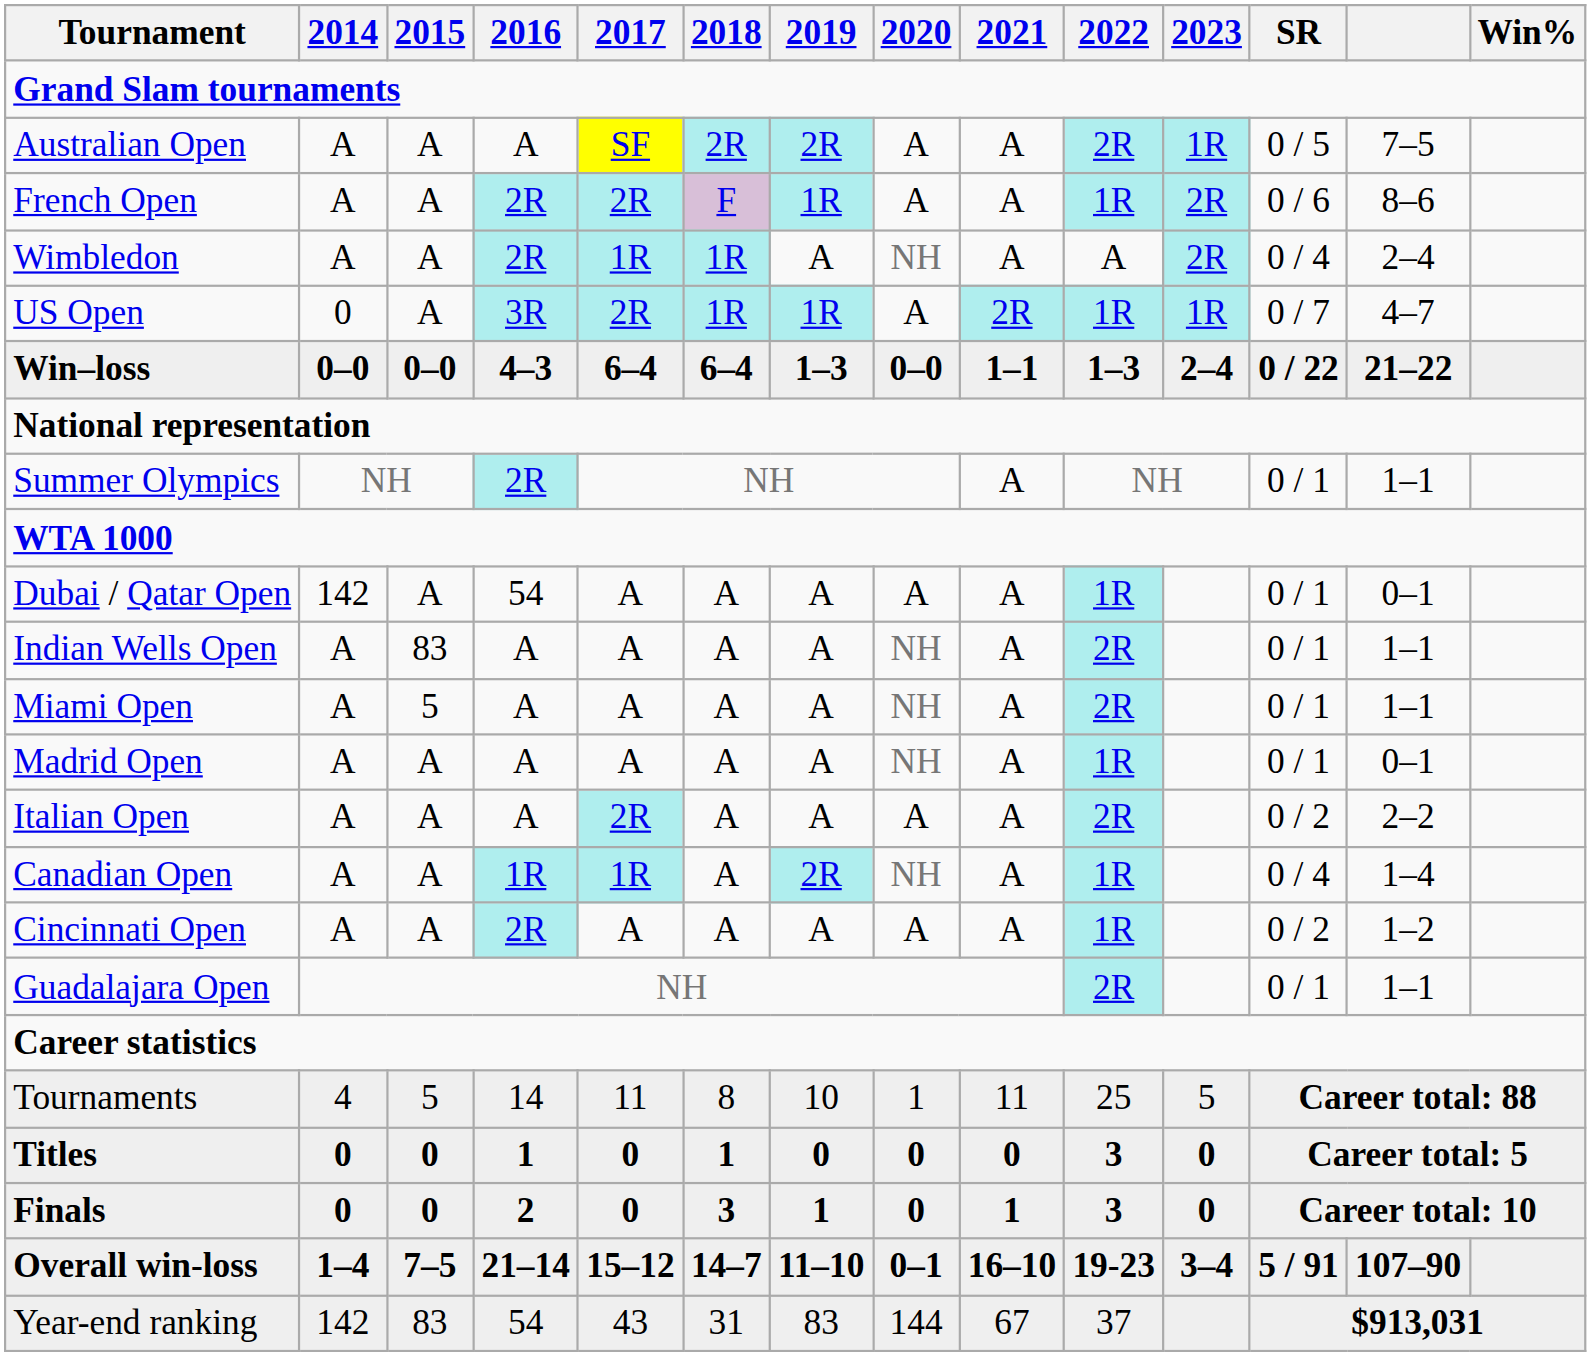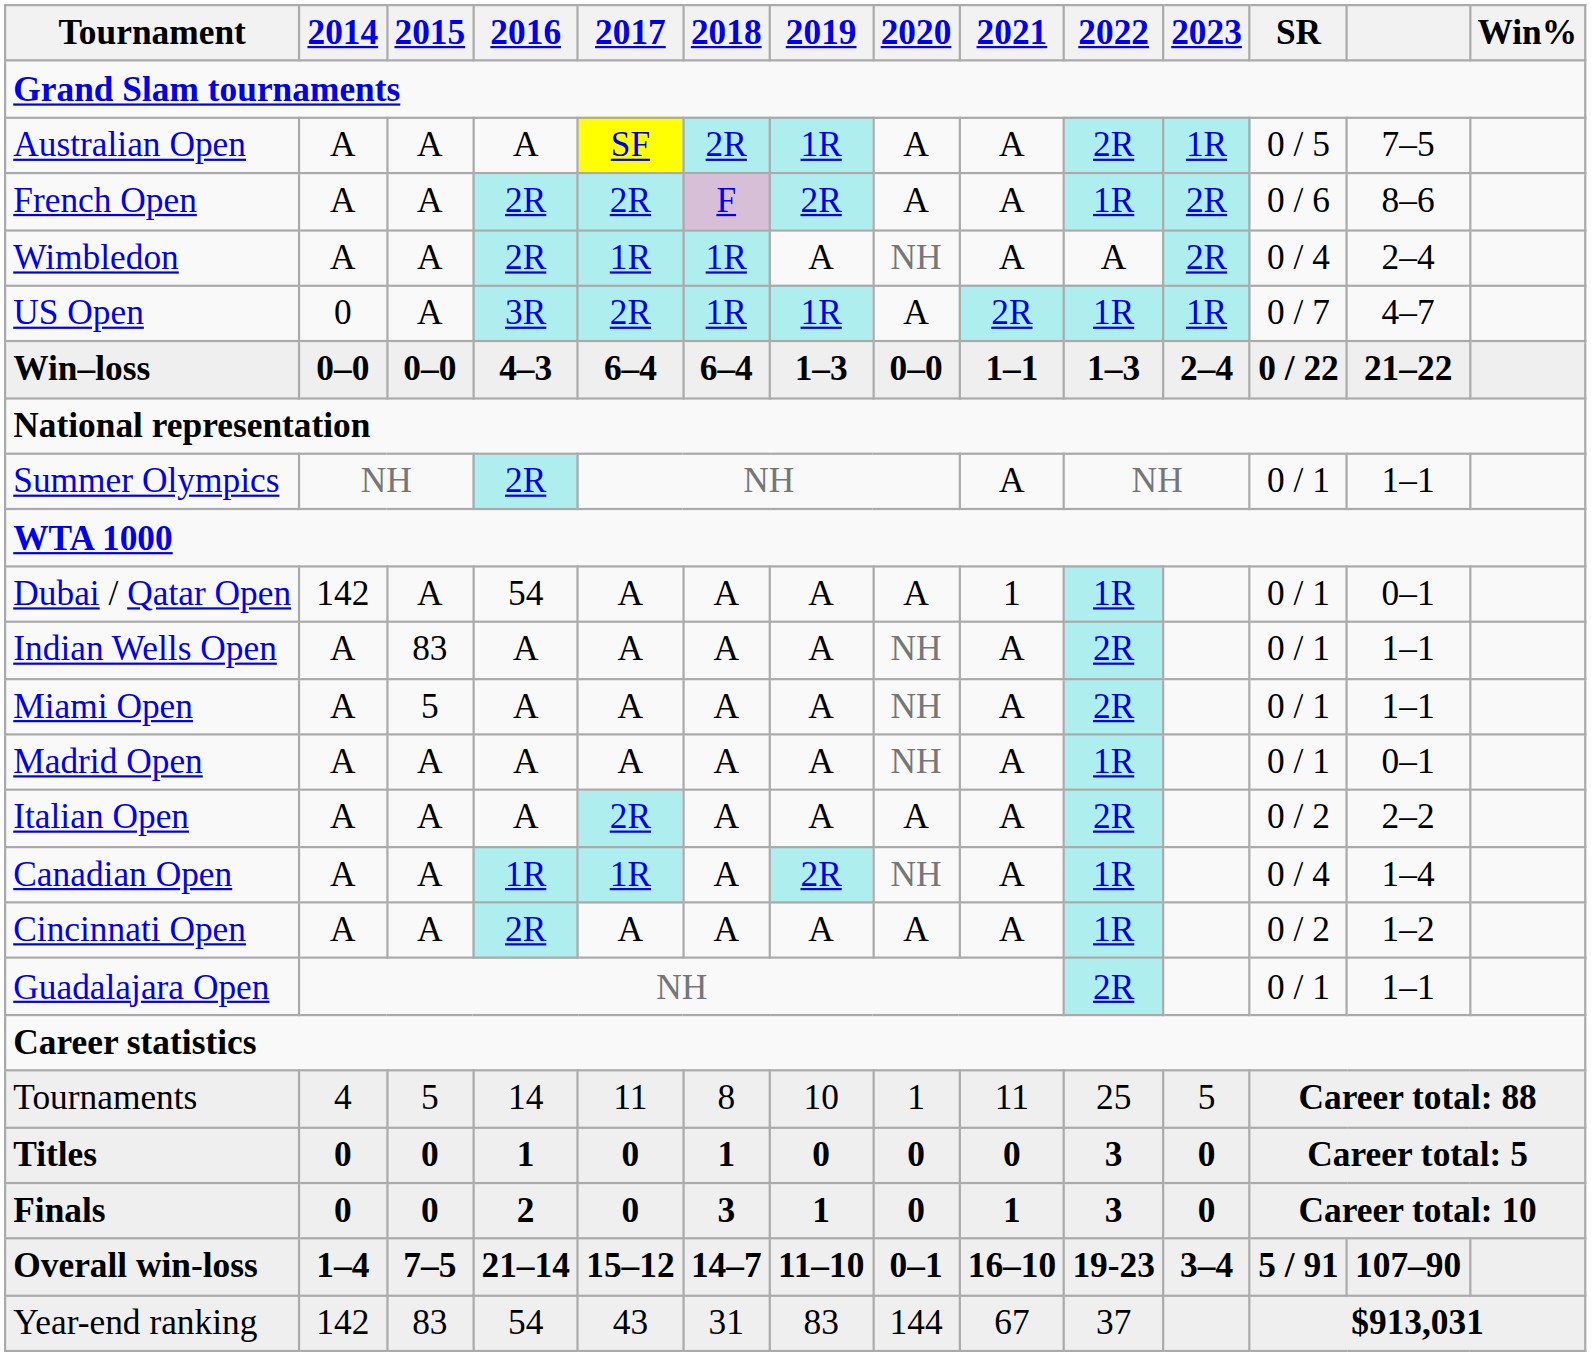(821, 144) 2R -> (821, 144) 1R
(821, 200) 1R -> (821, 200) 2R
(1012, 593) A -> (1012, 593) 1
